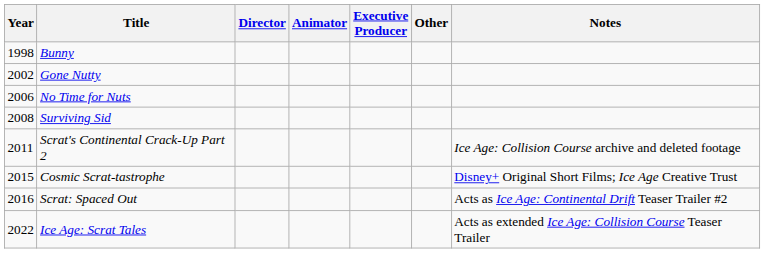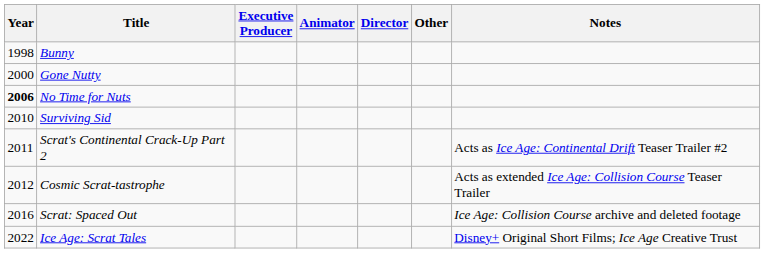columns swapped: (262, 23) <-> (381, 23)
(21, 74) 2002 -> (21, 74) 2000
(21, 96) normal -> (21, 96) bold
(21, 118) 2008 -> (21, 118) 2010
(597, 148) Ice Age: Collision Course archive and deleted footage -> (591, 148) Acts as Ice Age: Continental Drift Teaser Trailer #2
(21, 177) 2015 -> (21, 185) 2012
(596, 177) Disney+ Original Short Films; Ice Age Creative Trust -> (588, 185) Acts as extended Ice Age: Collision Course Teaser Trailer
(591, 199) Acts as Ice Age: Continental Drift Teaser Trailer #2 -> (597, 215) Ice Age: Collision Course archive and deleted footage
(588, 229) Acts as extended Ice Age: Collision Course Teaser Trailer -> (596, 237) Disney+ Original Short Films; Ice Age Creative Trust
